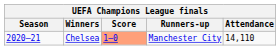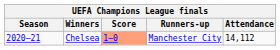(240, 38) 14,110 -> (240, 38) 14,112
